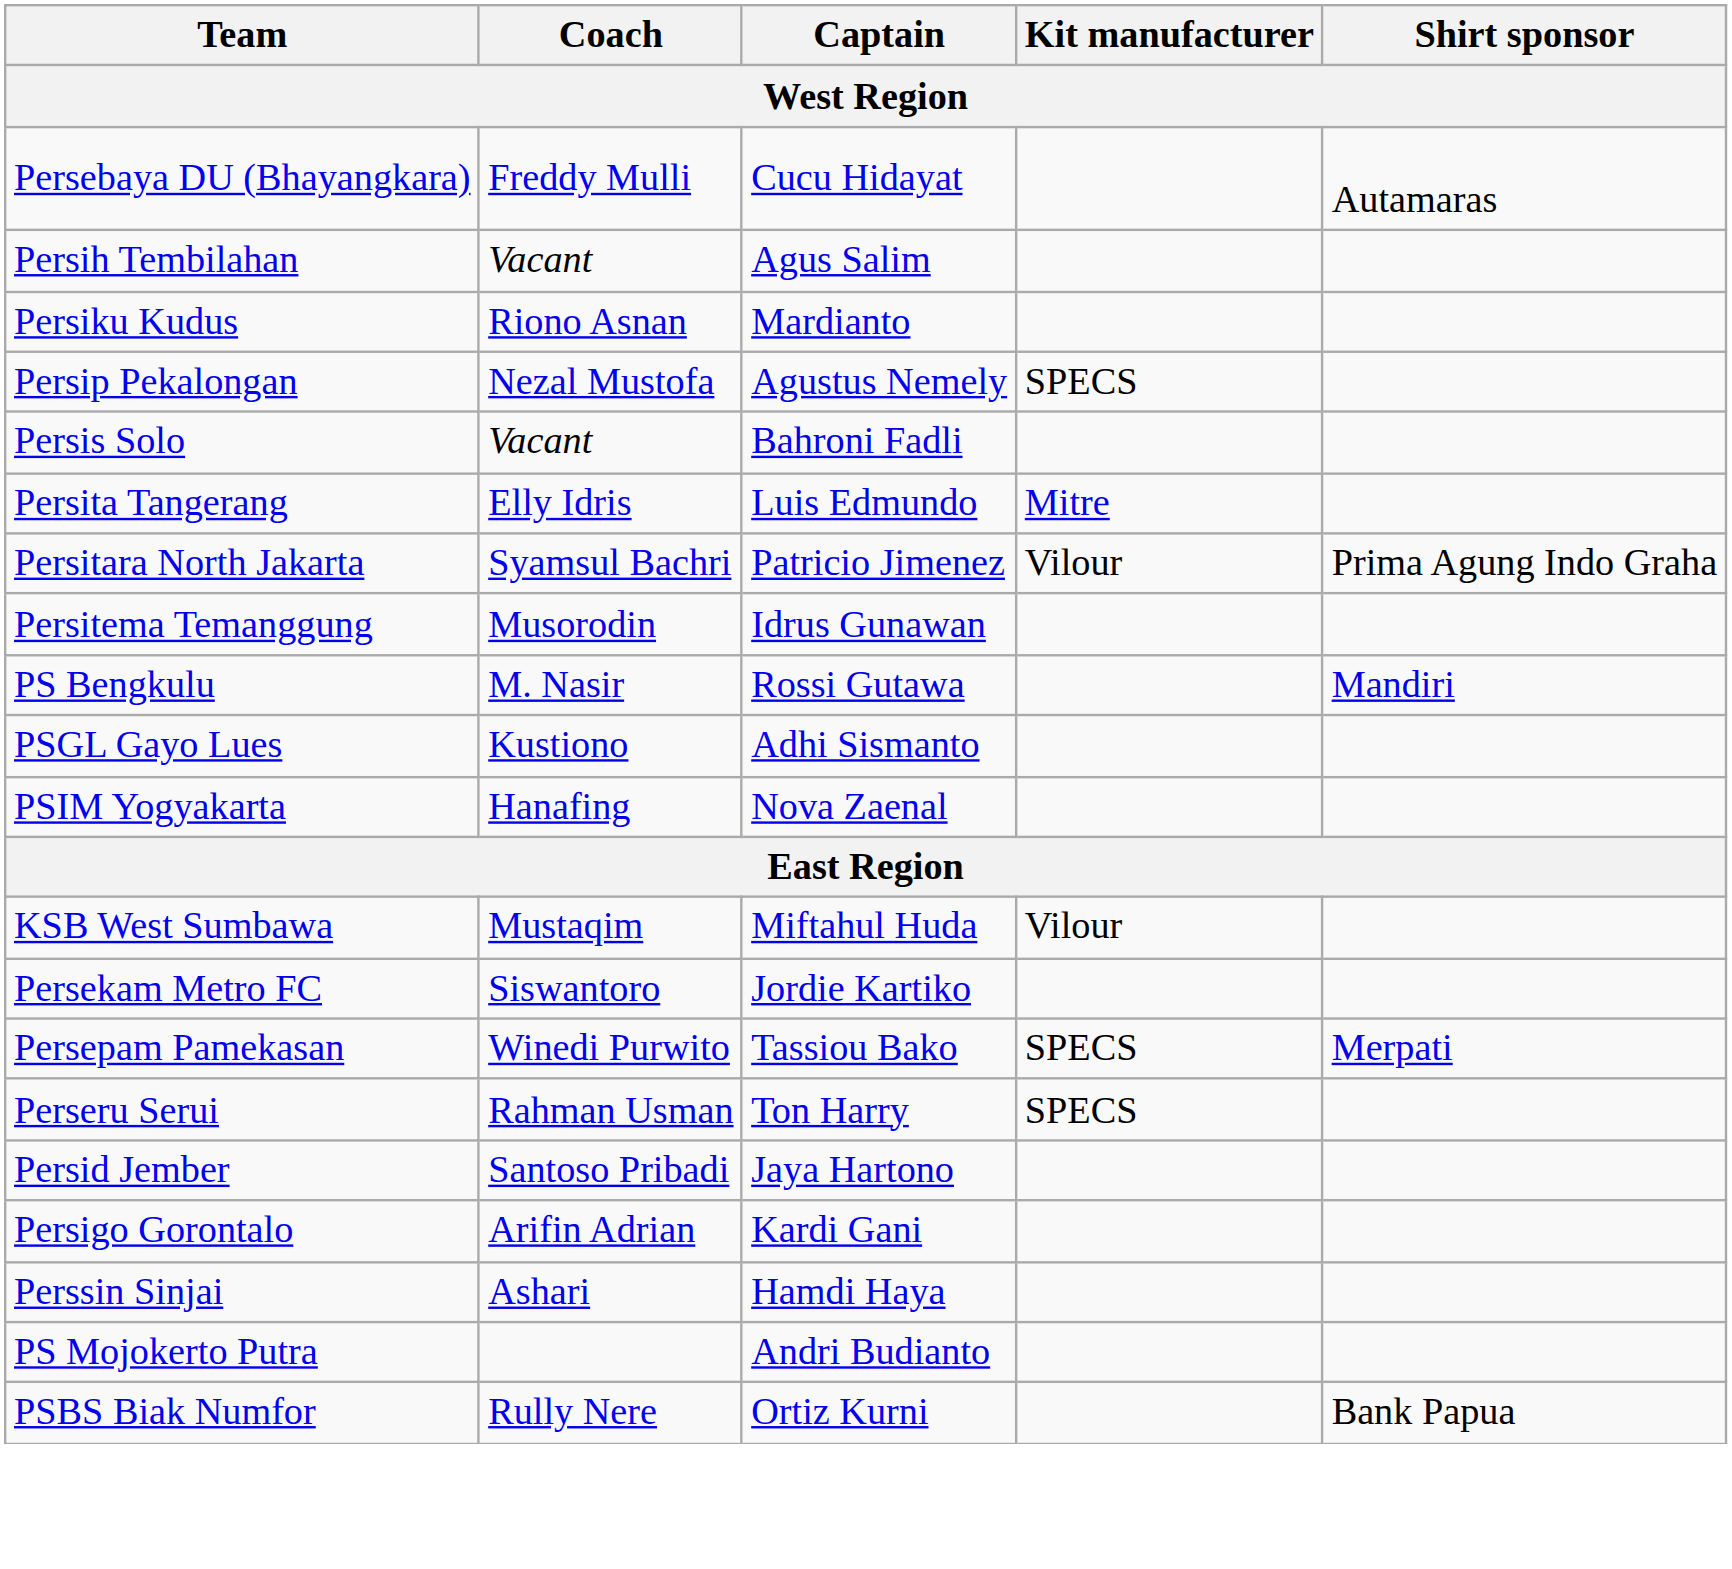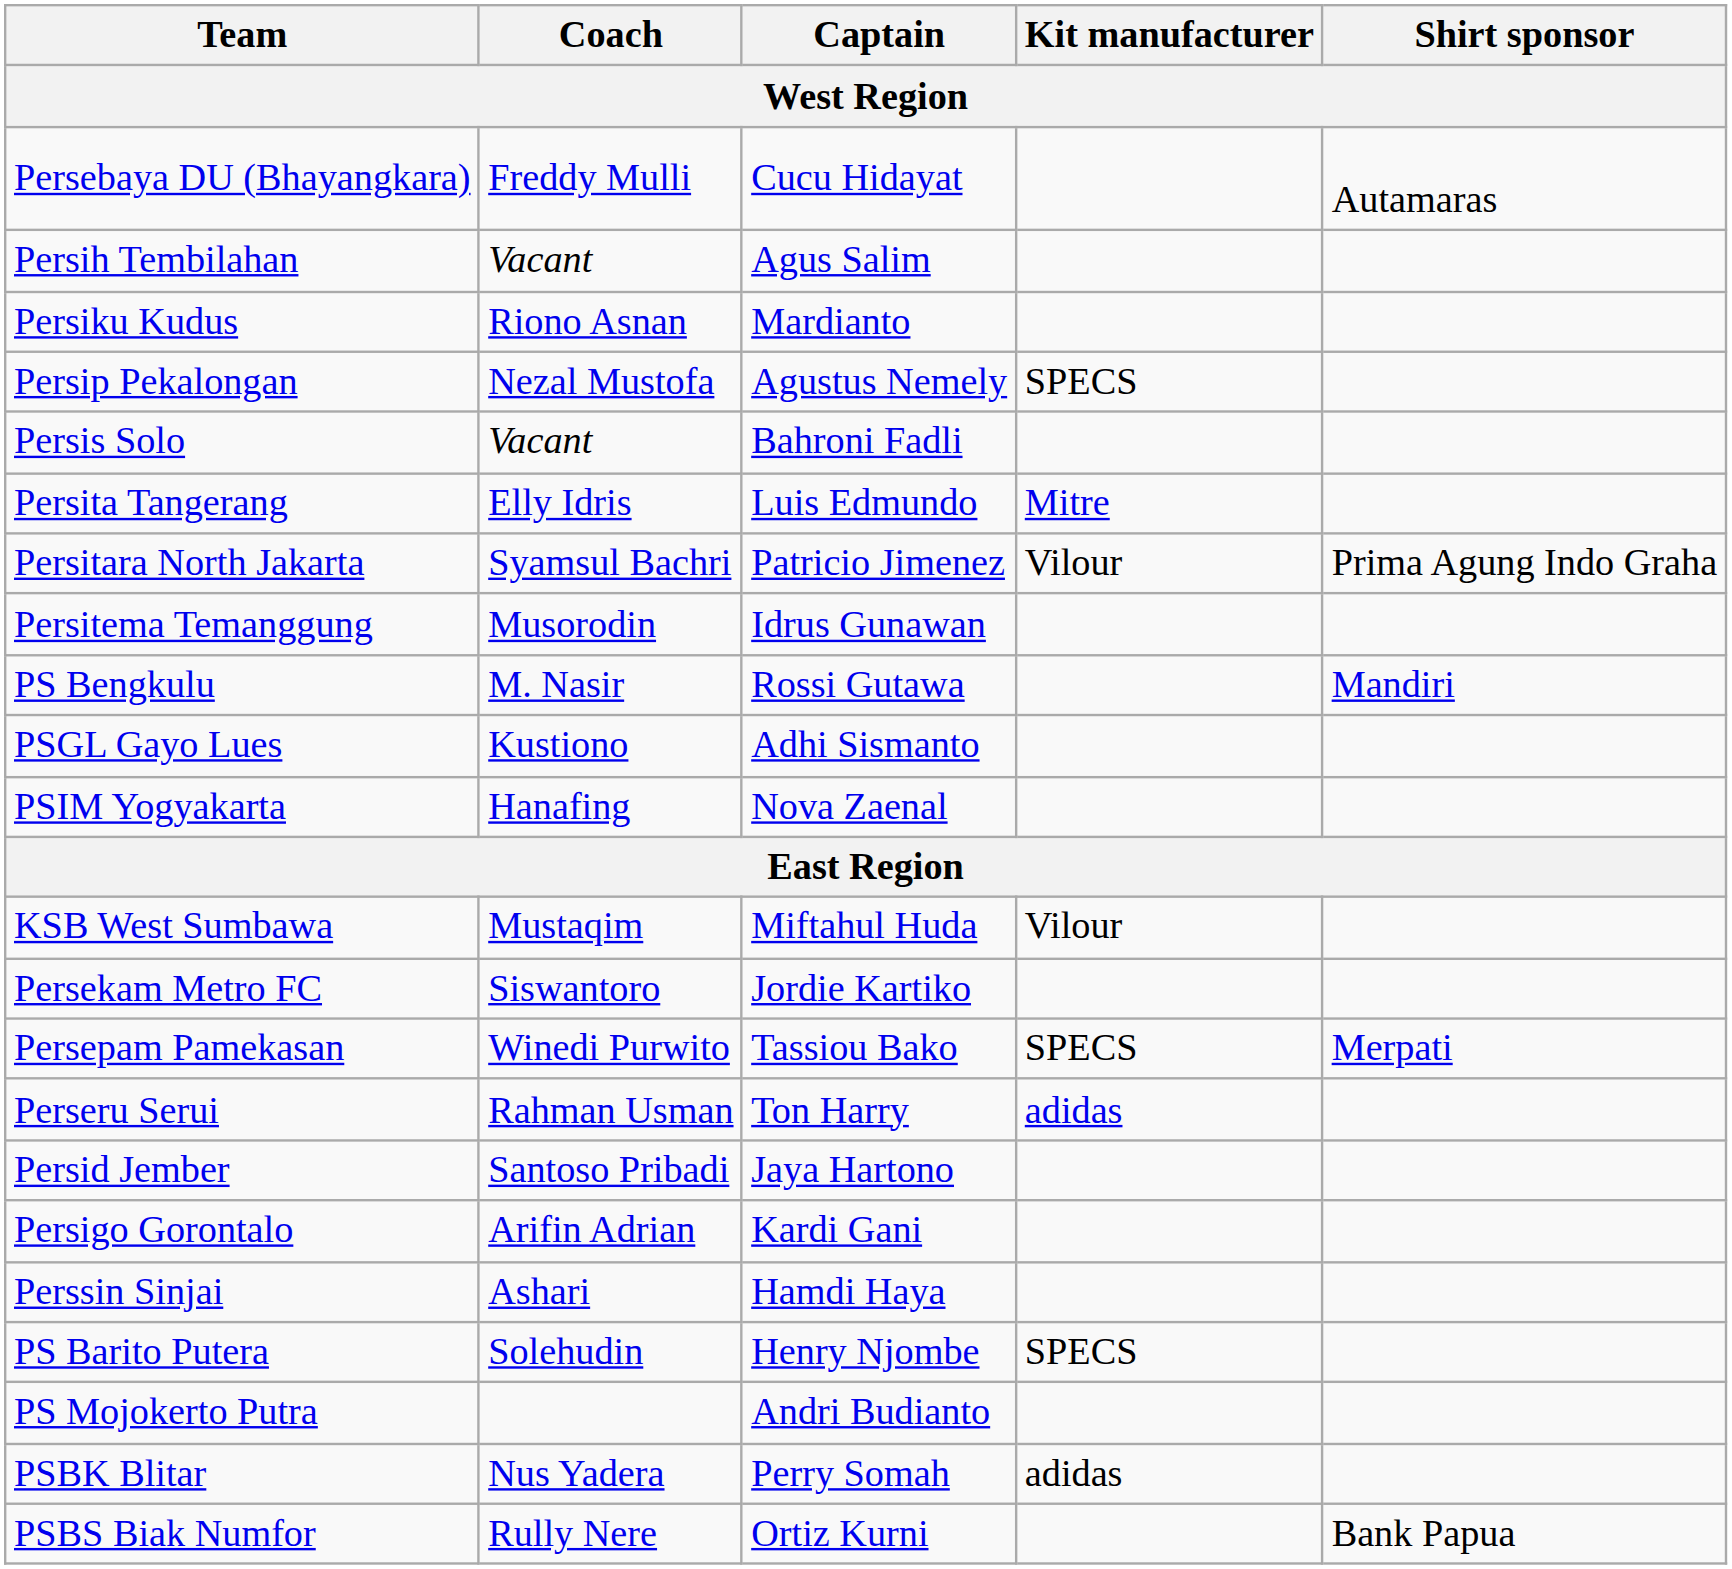(1081, 1108) SPECS -> (1074, 1108) adidas
+ row: (141, 1351)
+ row: (110, 1472)
